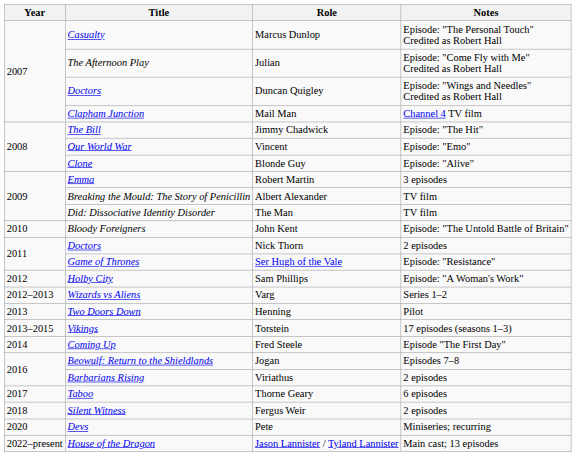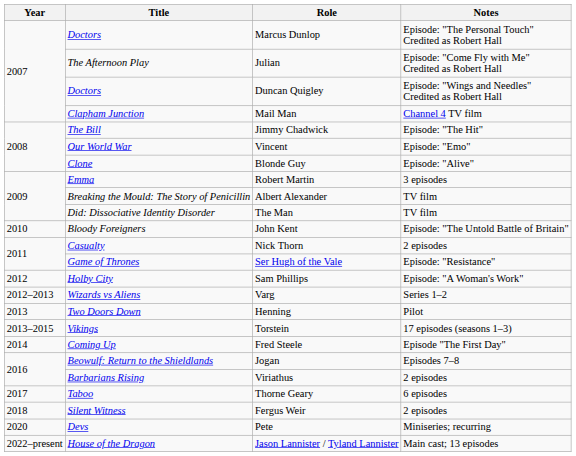(86, 35) Casualty -> (84, 35) Doctors
(84, 245) Doctors -> (86, 245) Casualty
